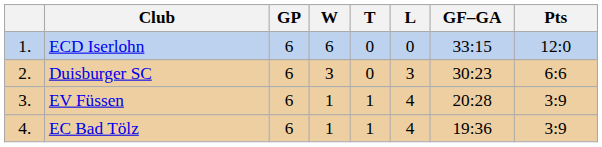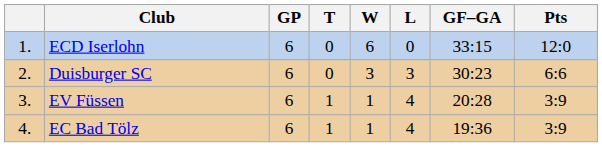columns swapped: (329, 18) <-> (370, 18)
